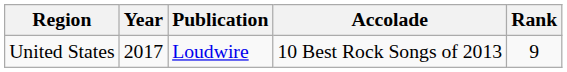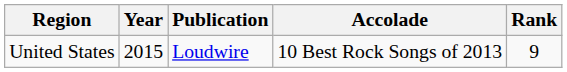(143, 51) 2017 -> (143, 51) 2015
